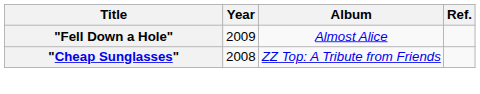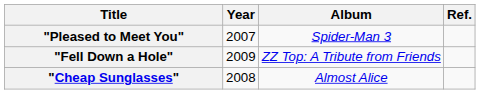+ row: (114, 36)
(351, 36) Almost Alice -> (351, 57) ZZ Top: A Tribute from Friends
(351, 57) ZZ Top: A Tribute from Friends -> (351, 78) Almost Alice
